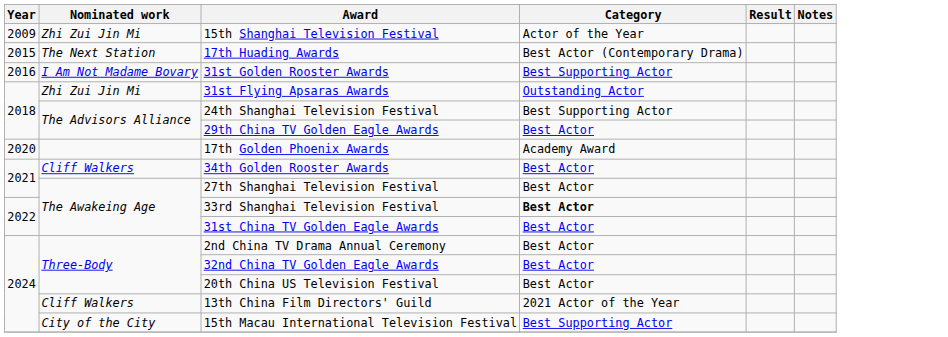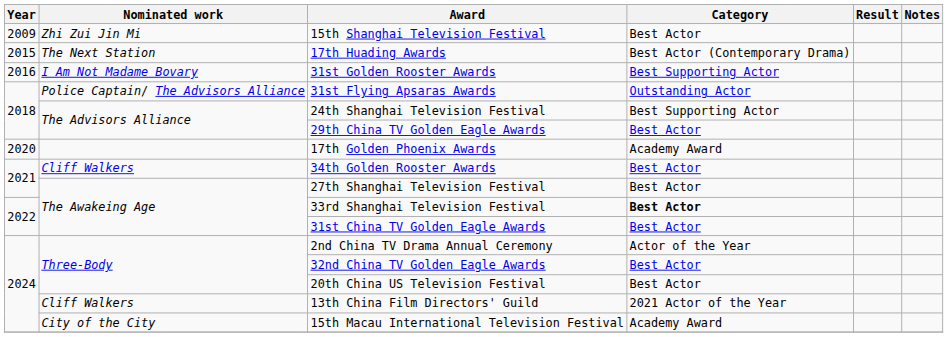(583, 33) Actor of the Year -> (665, 33) Best Actor
(91, 91) Zhi Zui Jin Mi -> (173, 91) Police Captain/ The Advisors Alliance
(558, 245) Best Actor -> (690, 245) Actor of the Year
(598, 323) Best Supporting Actor -> (676, 323) Academy Award
